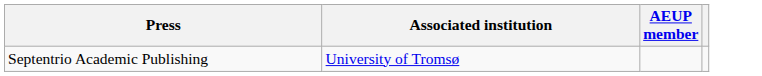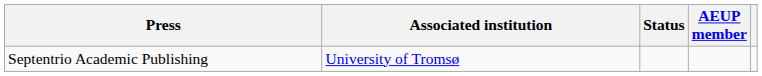+ column: (664, 25)
